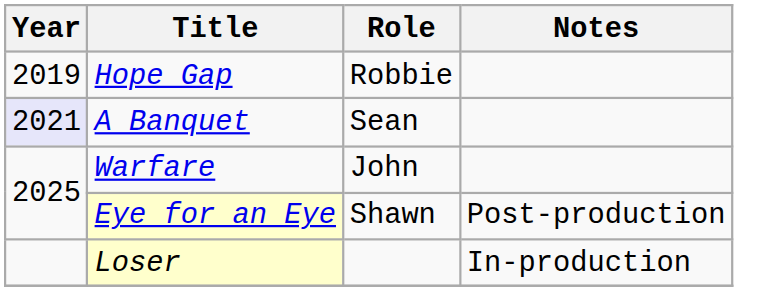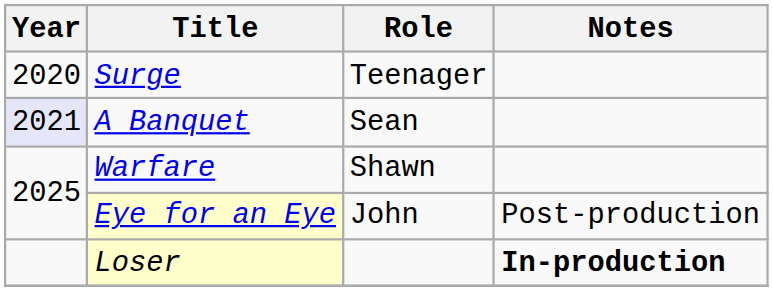- row: (164, 75)
+ row: (138, 75)
(384, 169) John -> (393, 169) Shawn
(393, 216) Shawn -> (384, 216) John
(579, 263) normal -> (613, 263) bold
